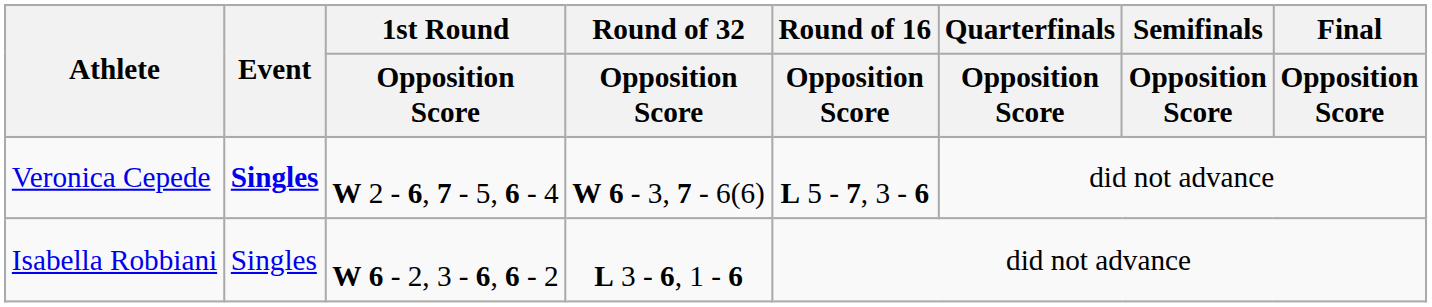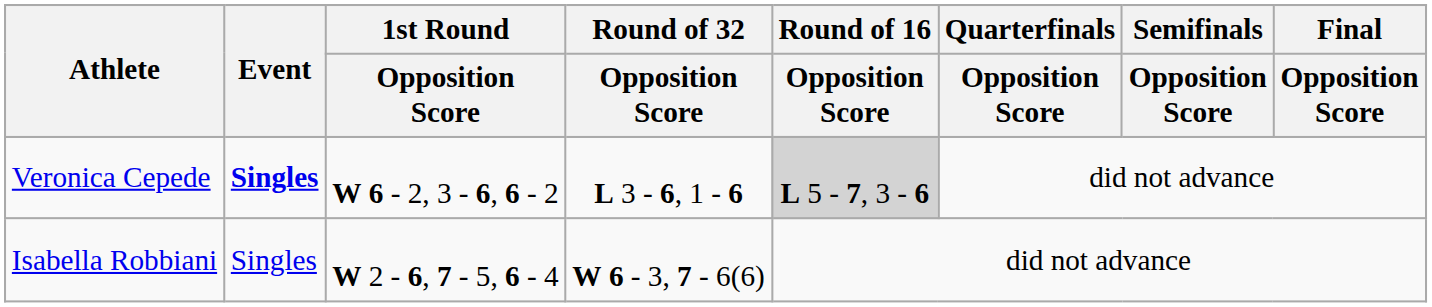(445, 194) W 2 - 6, 7 - 5, 6 - 4 -> (445, 194) W 6 - 2, 3 - 6, 6 - 2
(669, 194) W 6 - 3, 7 - 6(6) -> (669, 194) L 3 - 6, 1 - 6
(855, 194) no background -> (855, 194) lightgrey background
(445, 277) W 6 - 2, 3 - 6, 6 - 2 -> (445, 277) W 2 - 6, 7 - 5, 6 - 4
(669, 277) L 3 - 6, 1 - 6 -> (669, 277) W 6 - 3, 7 - 6(6)
